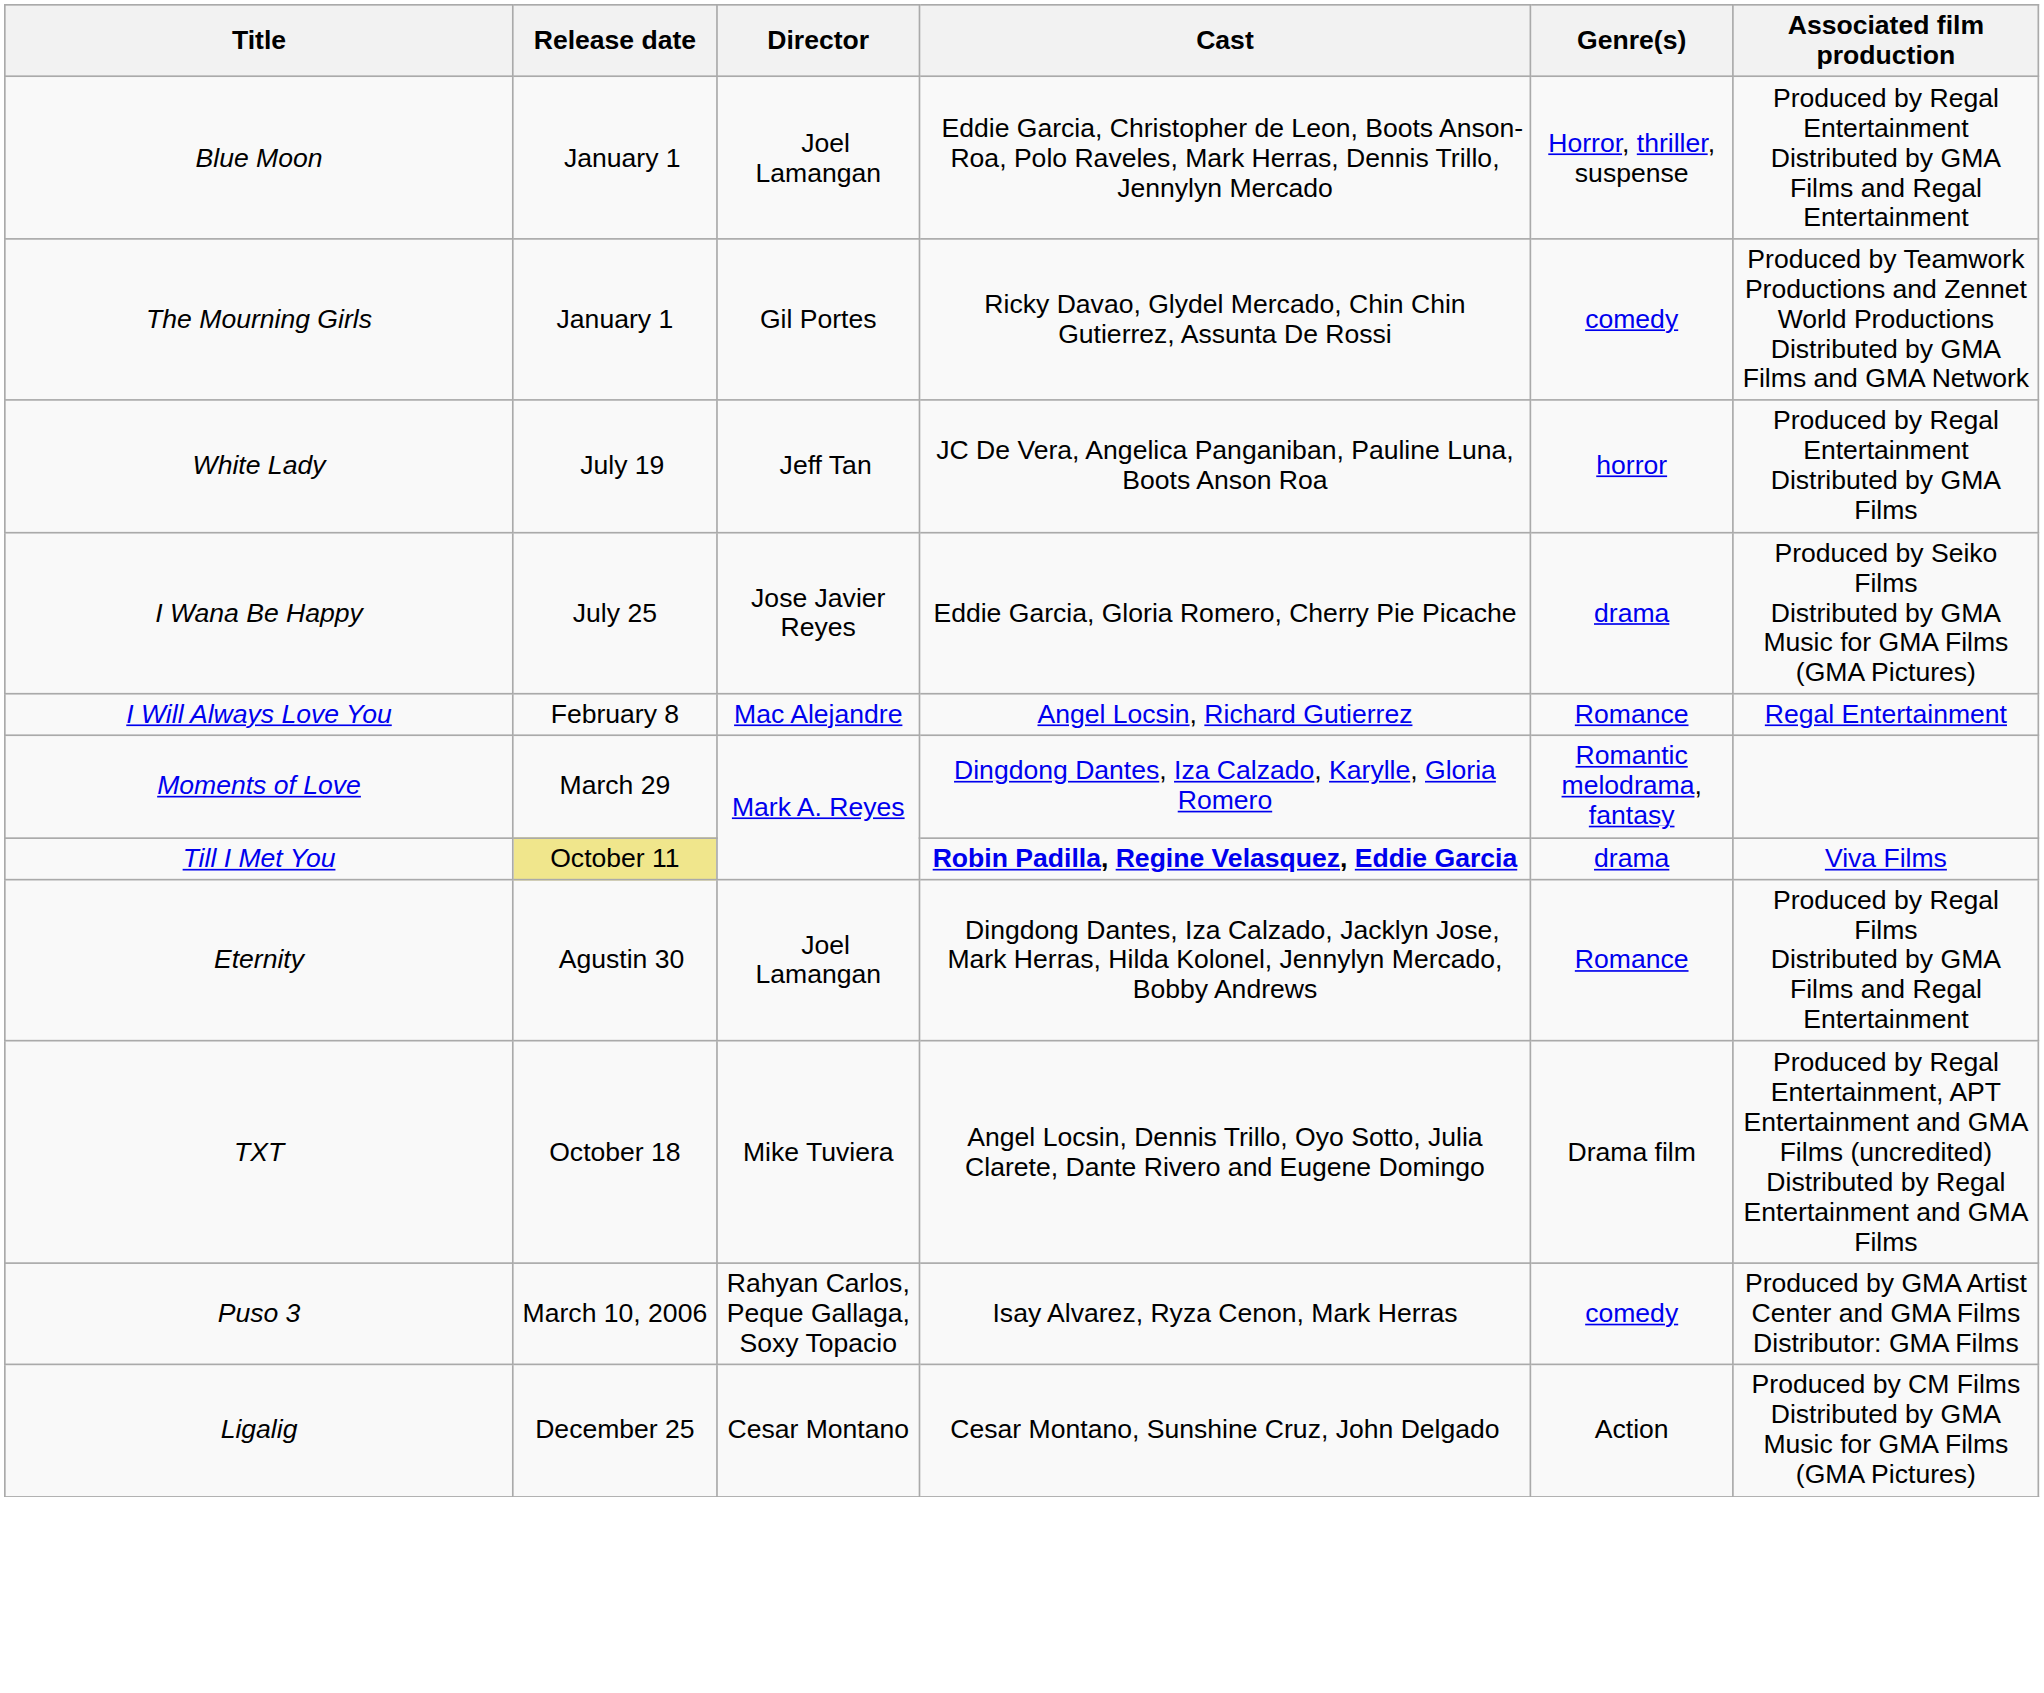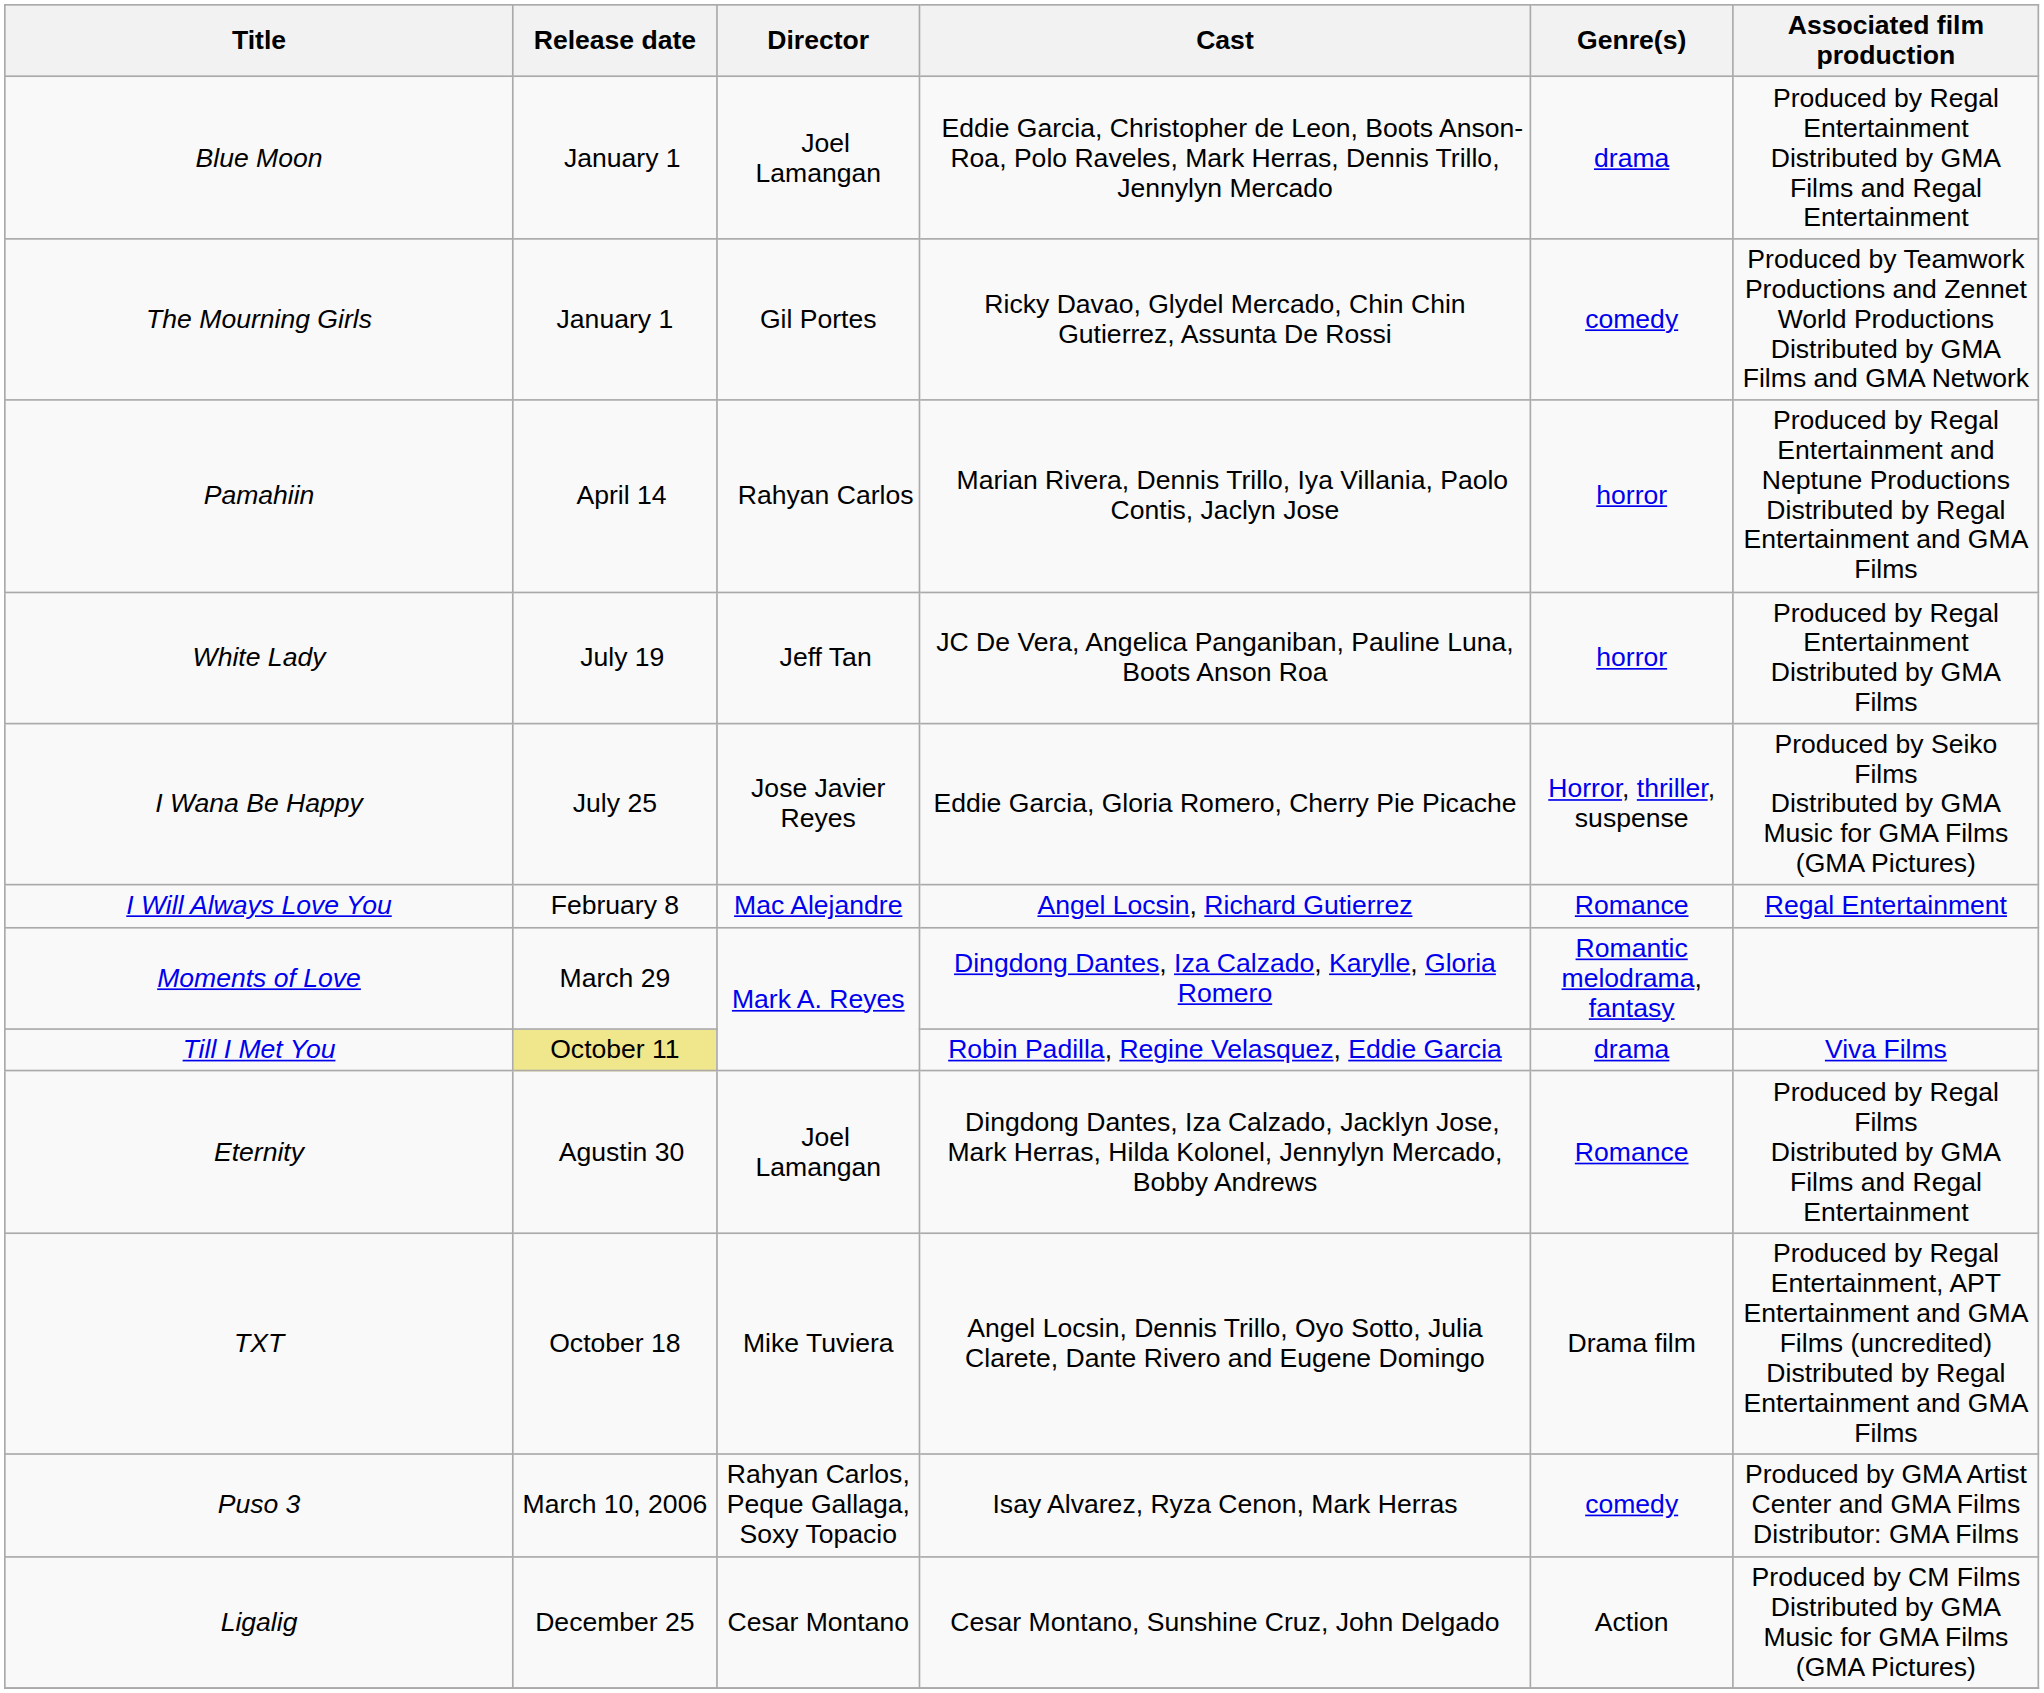(1632, 157) Horror, thriller, suspense -> (1632, 157) drama
+ row: (259, 495)
(1632, 612) drama -> (1632, 803) Horror, thriller, suspense
(1225, 858) bold -> (1225, 1049) normal
